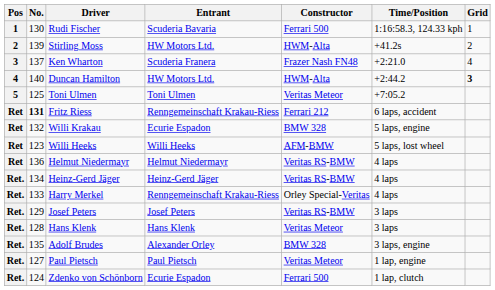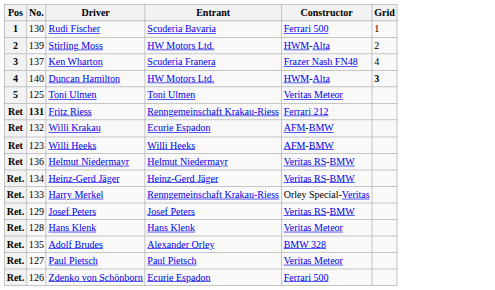- column: (418, 12)
(305, 128) BMW 328 -> (309, 128) AFM-BMW
(36, 277) 124 -> (36, 277) 126
